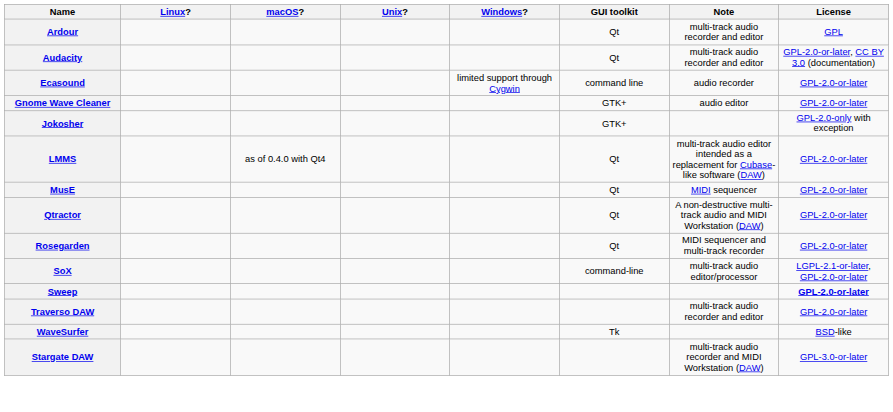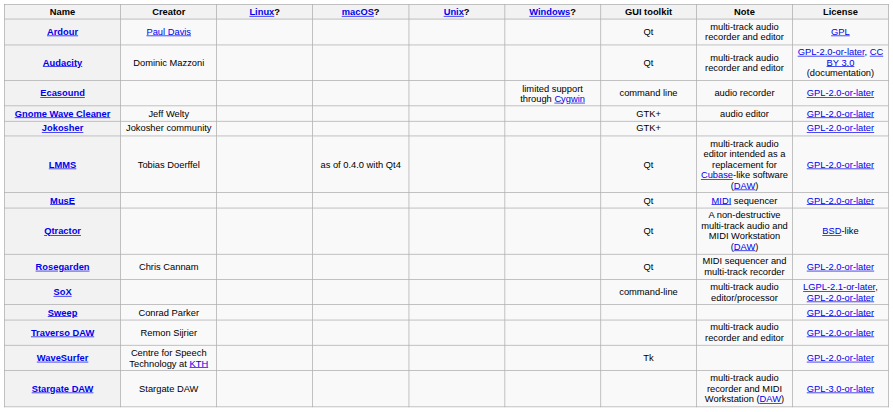+ column: (169, 12)
(834, 123) GPL-2.0-only with exception -> (840, 129) GPL-2.0-or-later
(834, 215) GPL-2.0-or-later -> (840, 231) BSD-like
(834, 292) bold -> (840, 313) normal
(834, 332) BSD-like -> (840, 358) GPL-2.0-or-later
